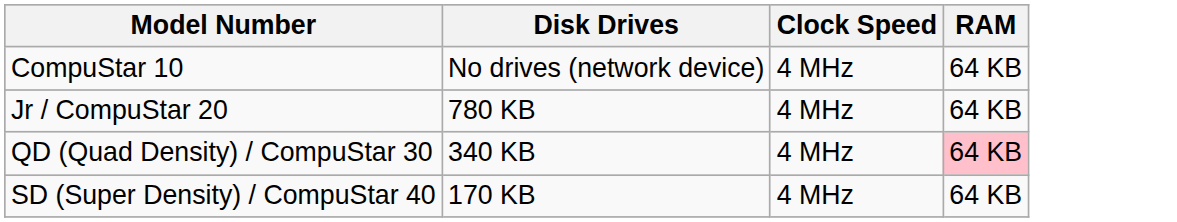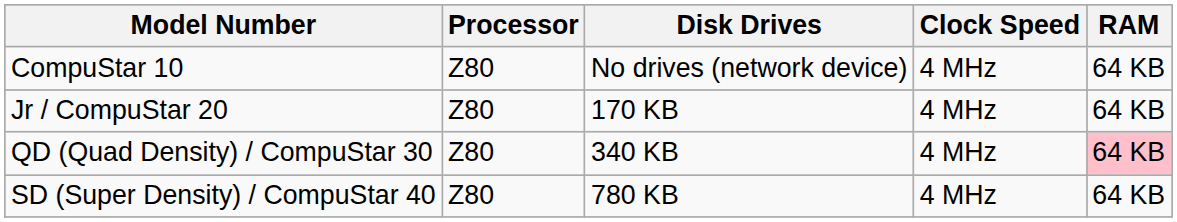+ column: (513, 25)
(492, 110) 780 KB -> (635, 110) 170 KB
(492, 195) 170 KB -> (635, 195) 780 KB
